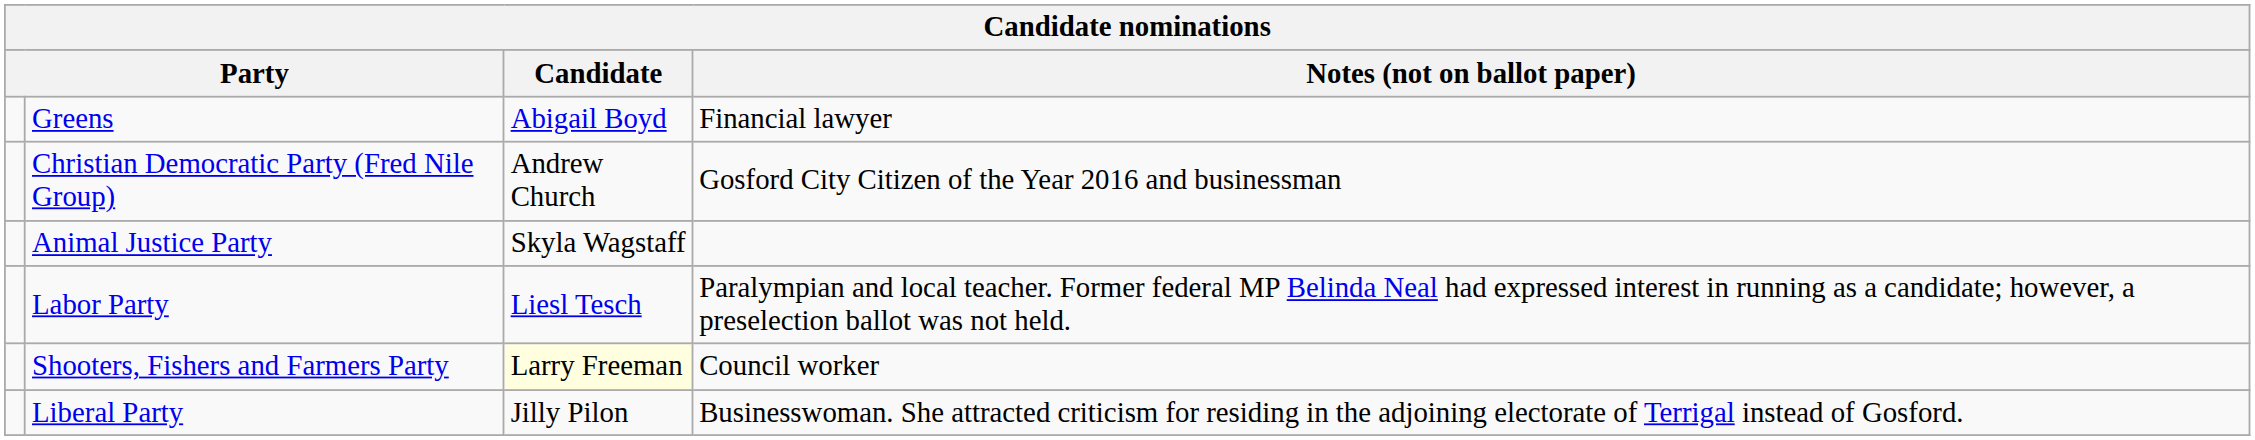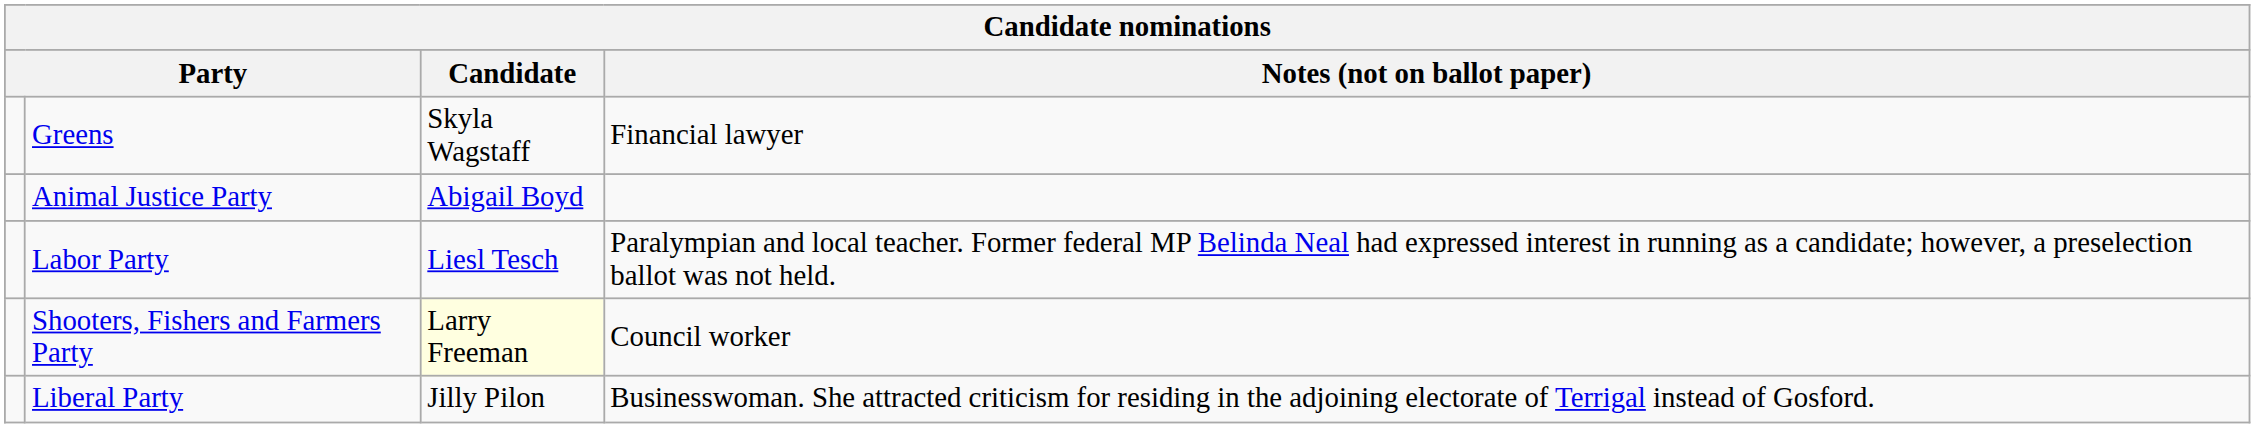(589, 118) Abigail Boyd -> (479, 134) Skyla Wagstaff
- row: (253, 180)
(598, 242) Skyla Wagstaff -> (505, 196) Abigail Boyd
